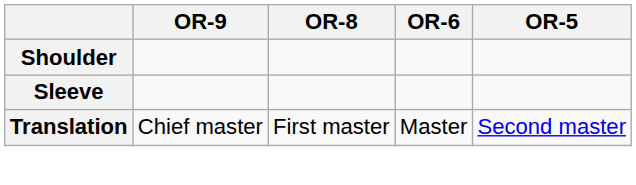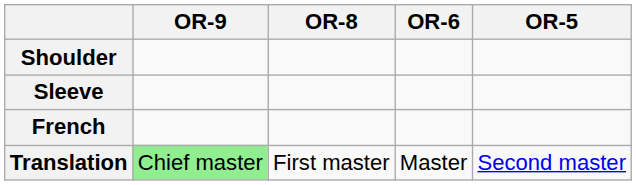+ row: (69, 127)
(200, 127) no background -> (200, 162) lightgreen background
